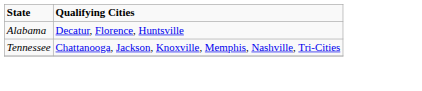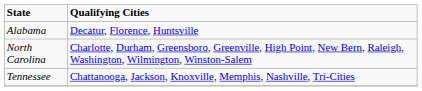+ row: (26, 53)
